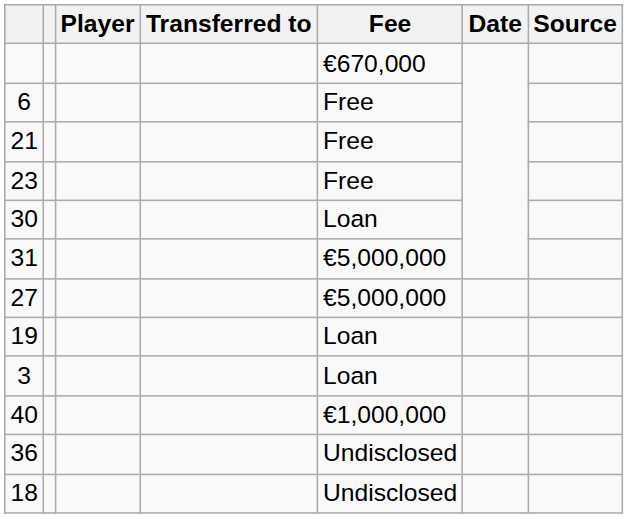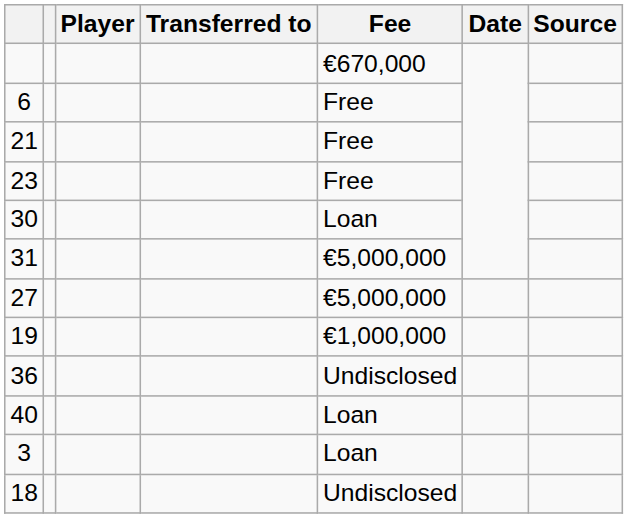(350, 336) Loan -> (385, 336) €1,000,000
rows swapped: (24, 453) <-> (24, 375)
(385, 414) €1,000,000 -> (350, 414) Loan
